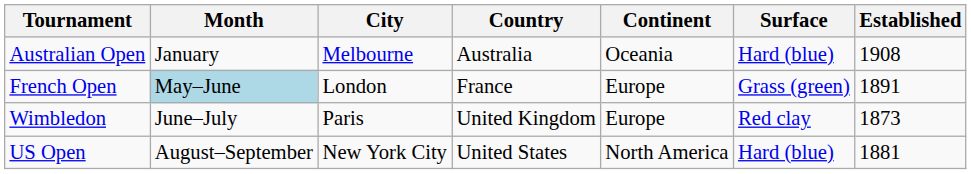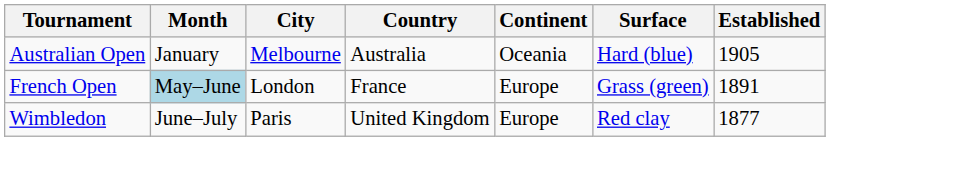(880, 53) 1908 -> (739, 53) 1905
(880, 119) 1873 -> (739, 119) 1877
- row: (48, 151)
